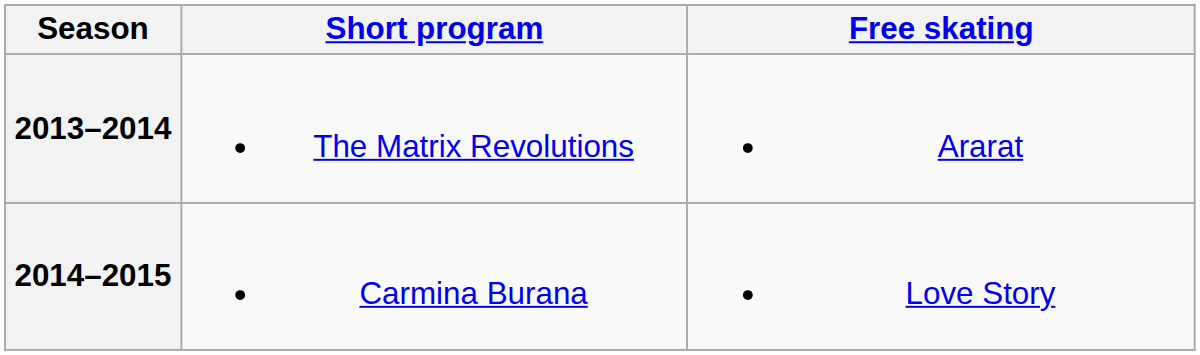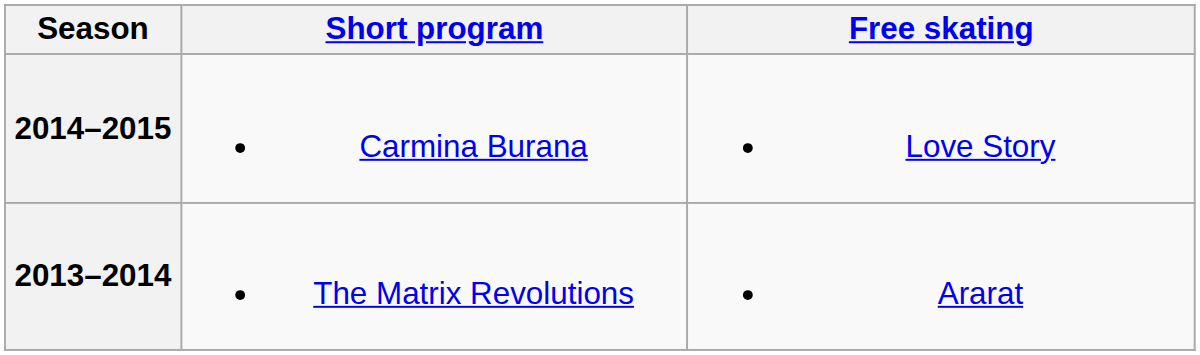rows swapped: (93, 128) <-> (93, 275)
